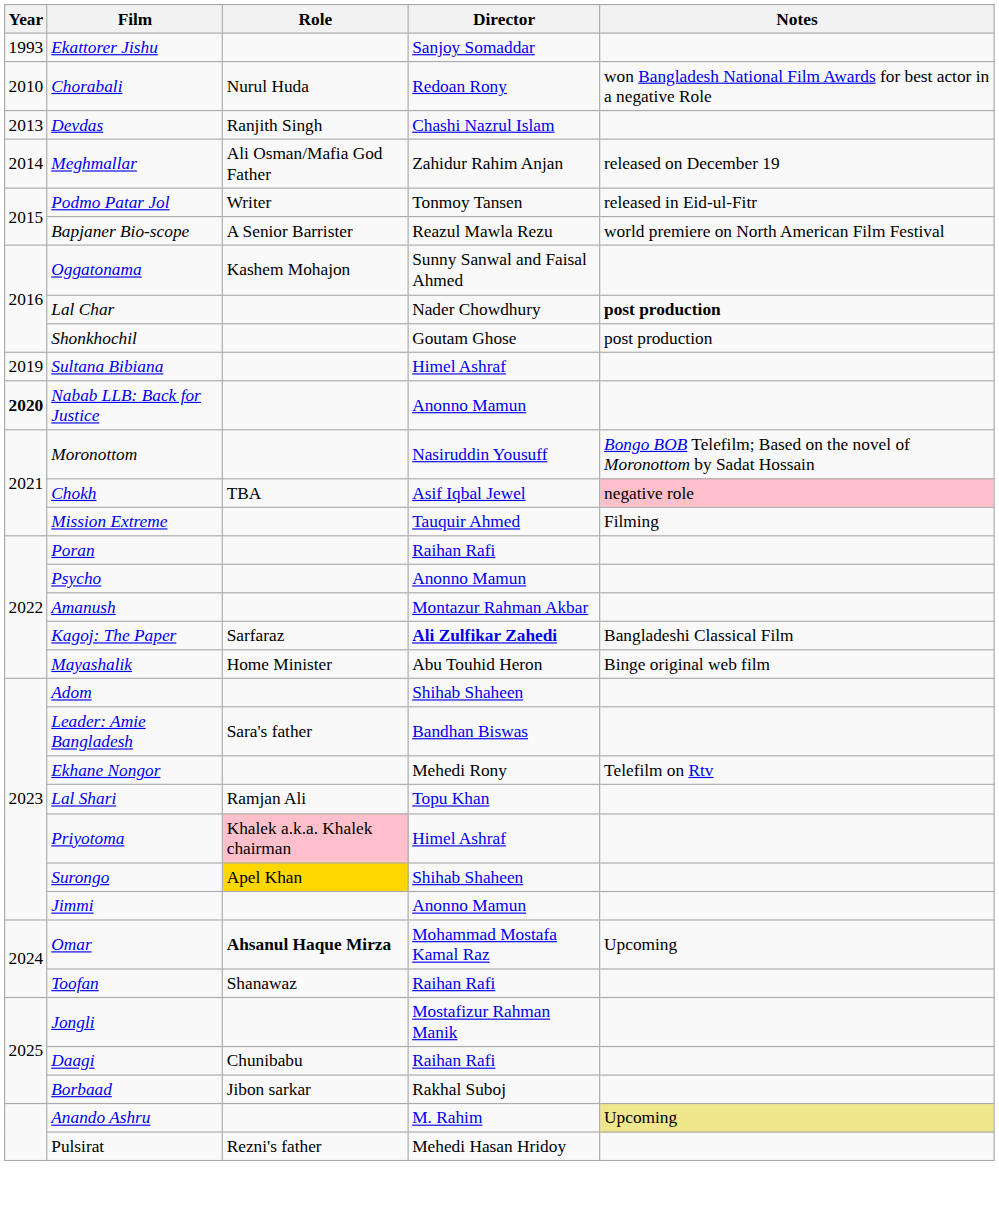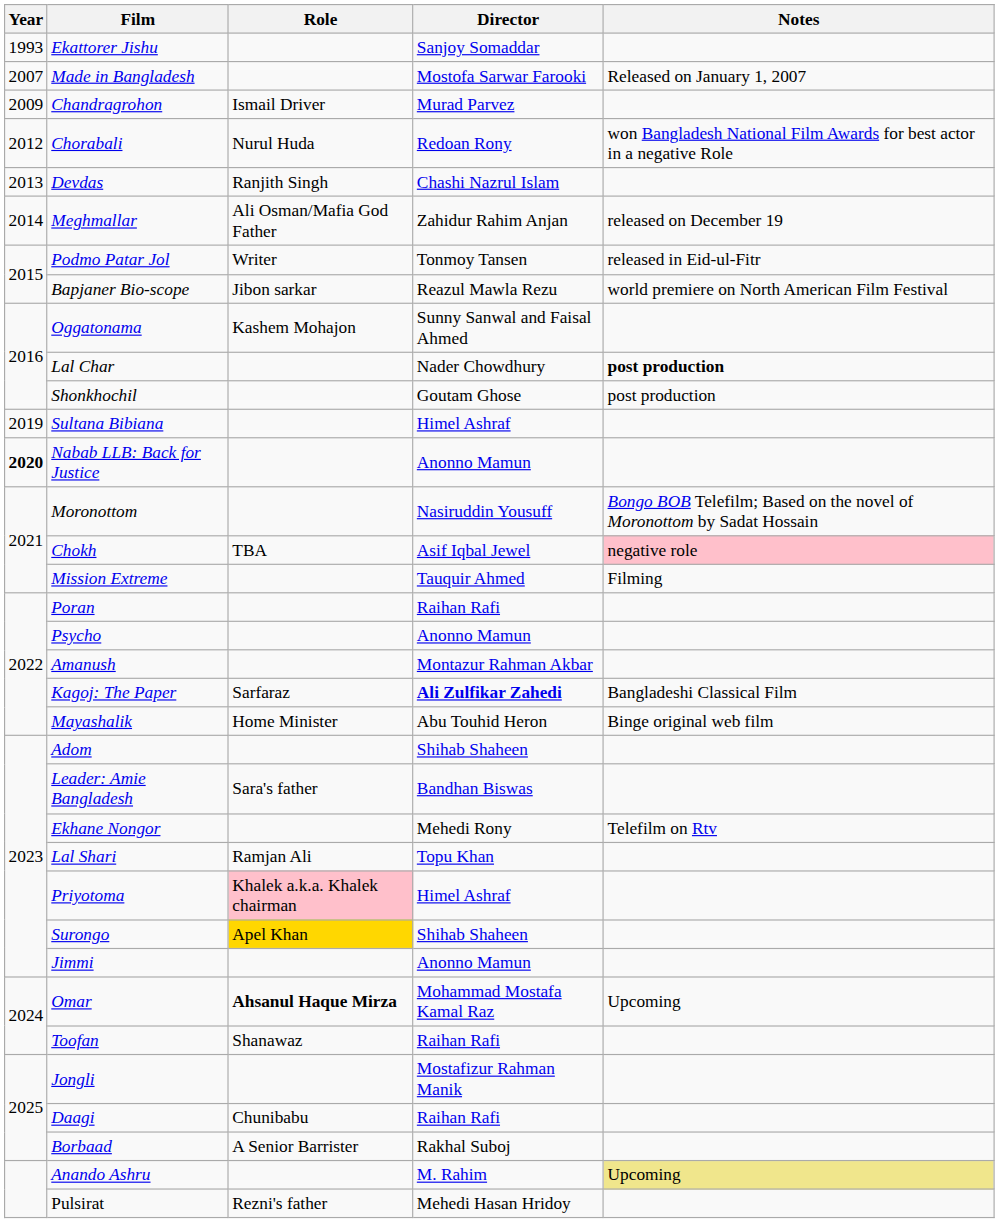+ row: (123, 76)
+ row: (107, 104)
(26, 86) 2010 -> (26, 143) 2012
(290, 231) A Senior Barrister -> (274, 288) Jibon sarkar
(269, 1089) Jibon sarkar -> (295, 1146) A Senior Barrister
